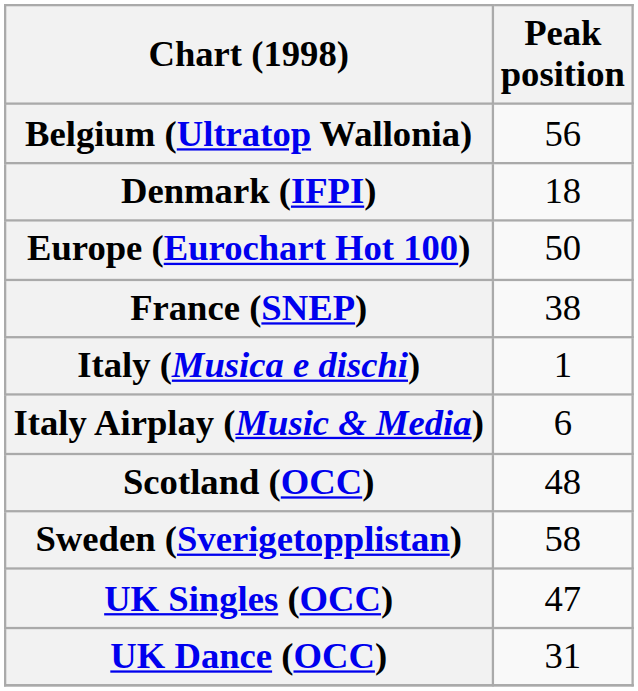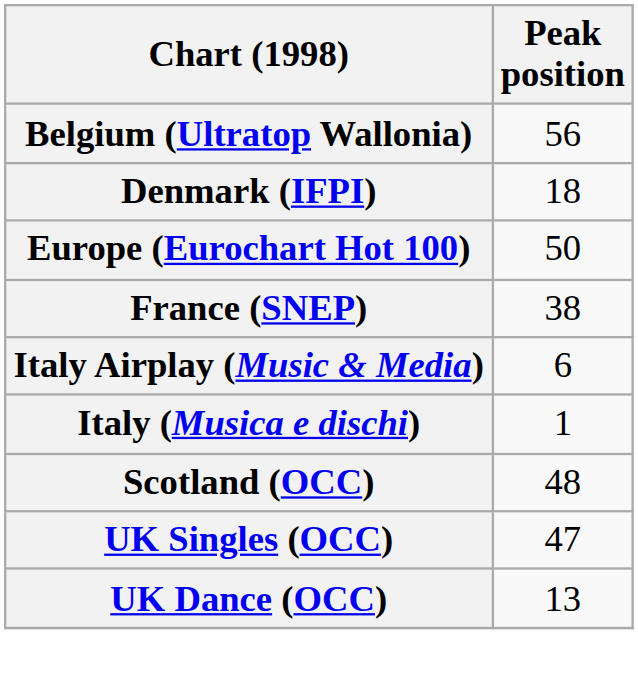rows swapped: (249, 365) <-> (249, 423)
- row: (249, 539)
(563, 655) 31 -> (563, 597) 13
